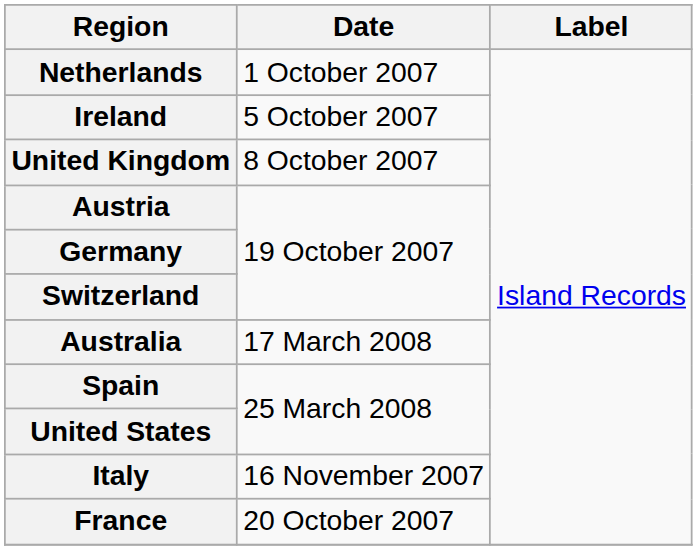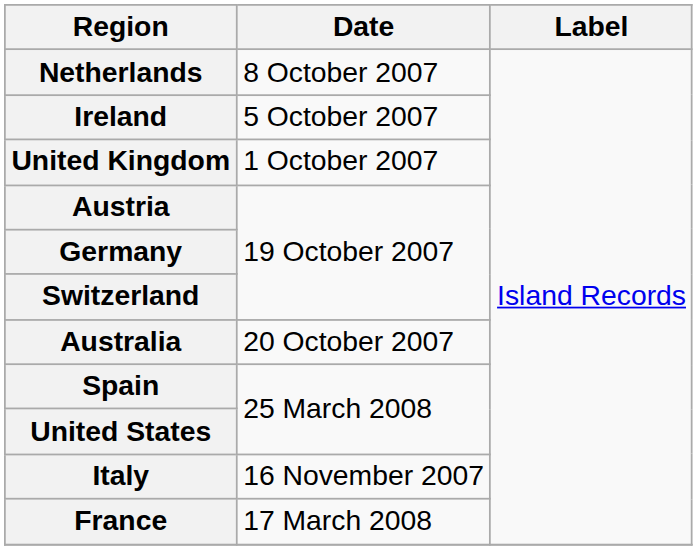(341, 71) 1 October 2007 -> (341, 71) 8 October 2007
(341, 161) 8 October 2007 -> (341, 161) 1 October 2007
(338, 341) 17 March 2008 -> (349, 341) 20 October 2007
(349, 521) 20 October 2007 -> (338, 521) 17 March 2008
